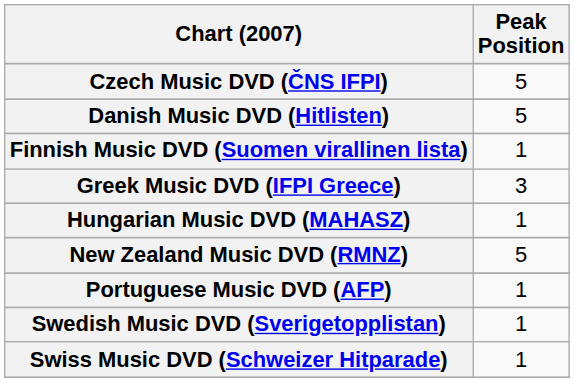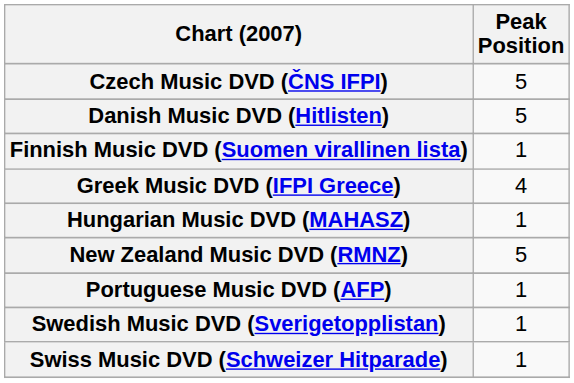(521, 185) 3 -> (521, 185) 4
